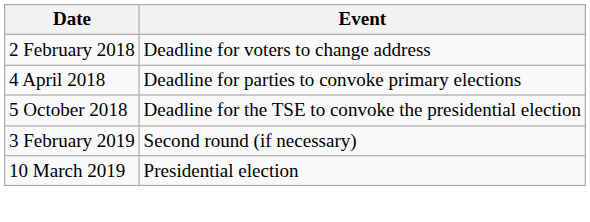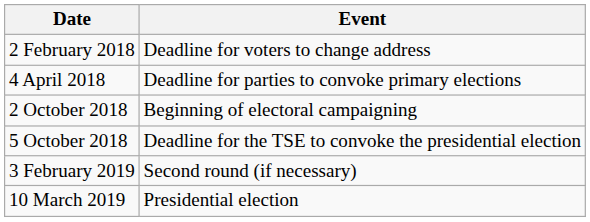+ row: (68, 110)
